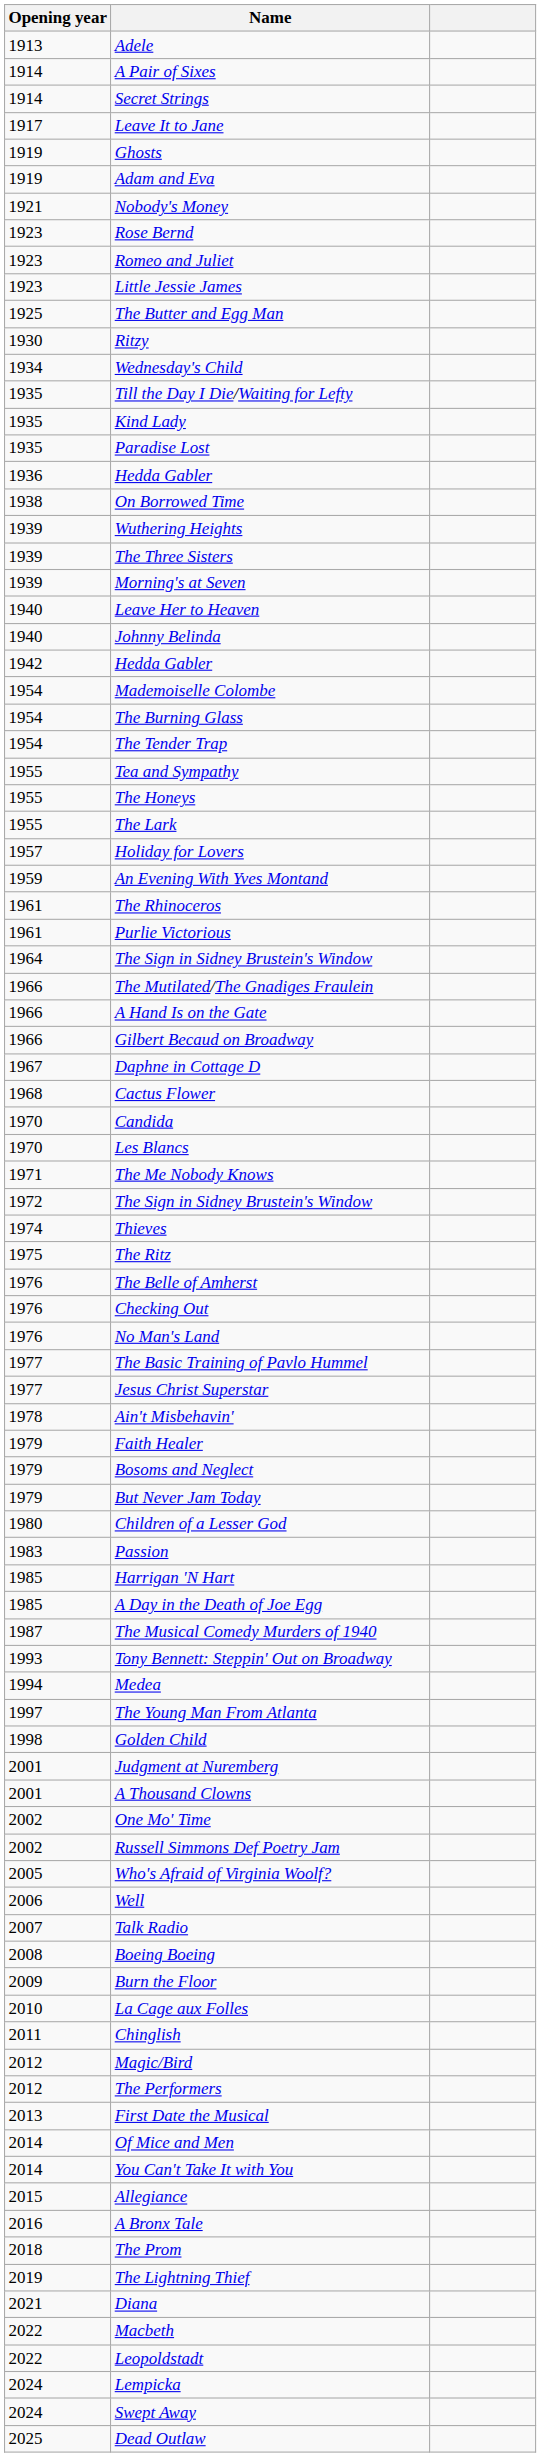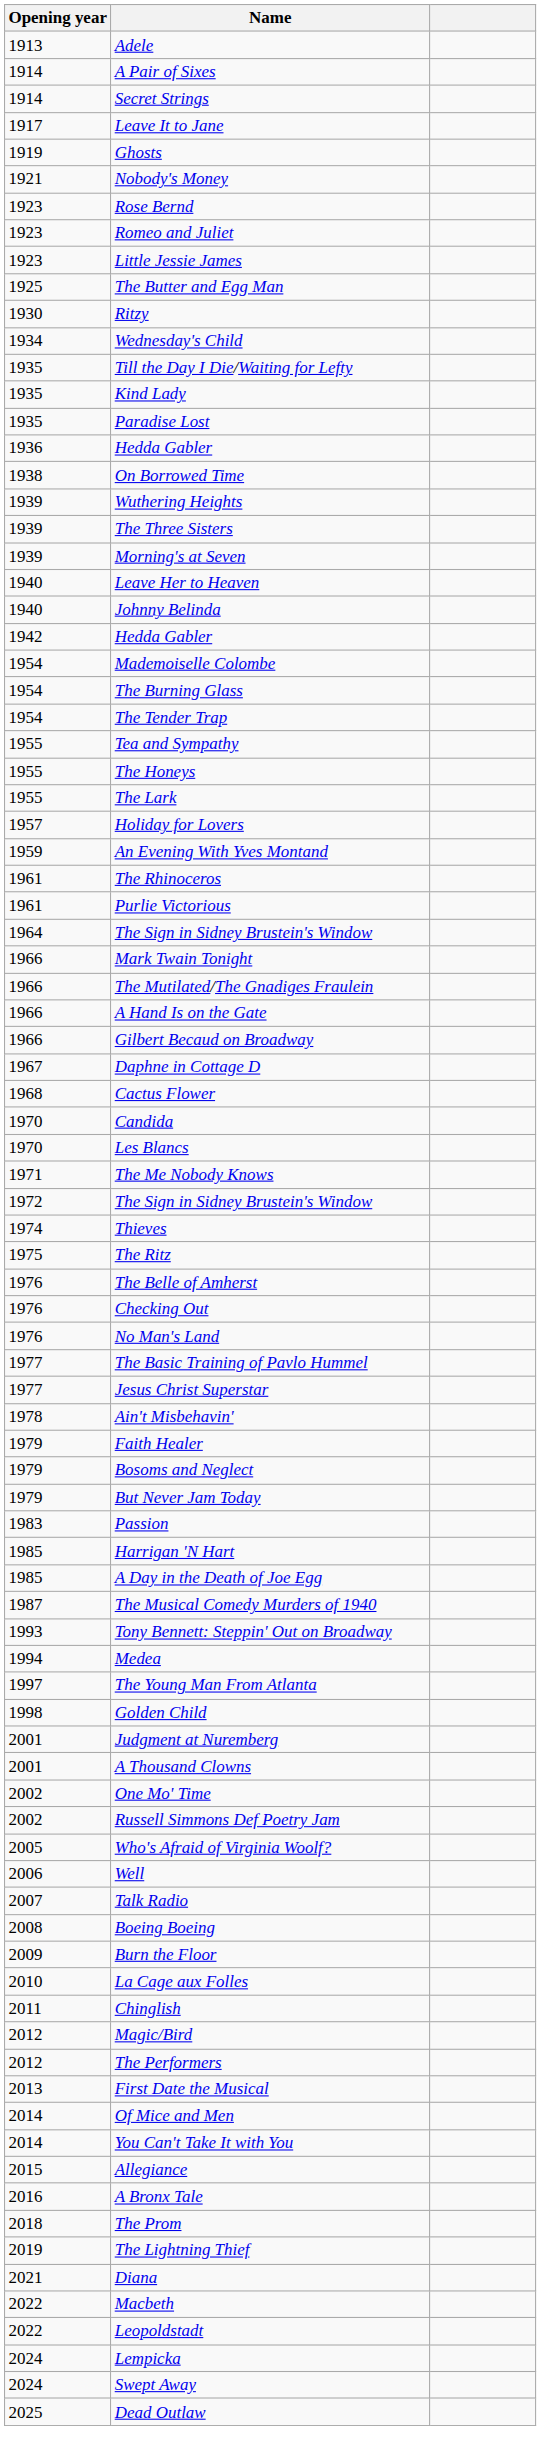- row: (25, 179)
+ row: (25, 959)
- row: (25, 1524)
